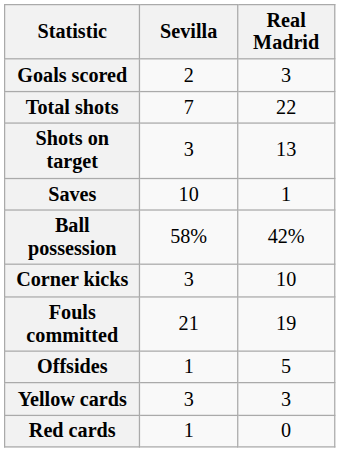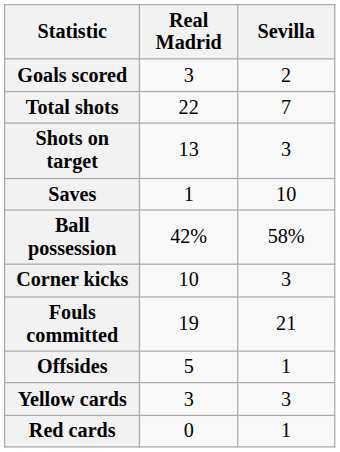columns swapped: (286, 31) <-> (189, 31)
